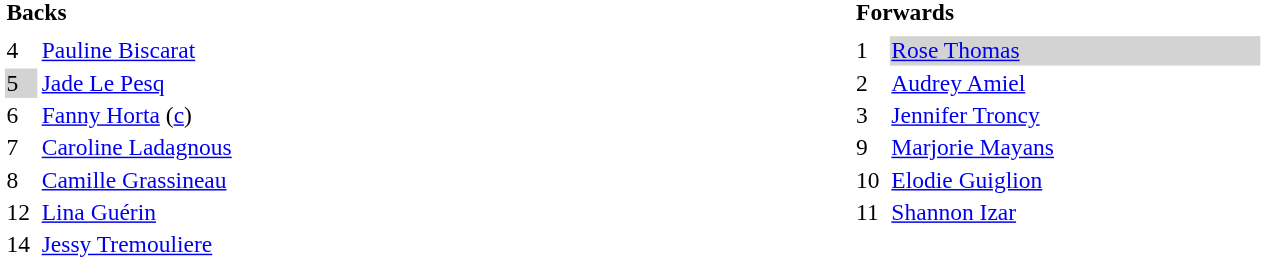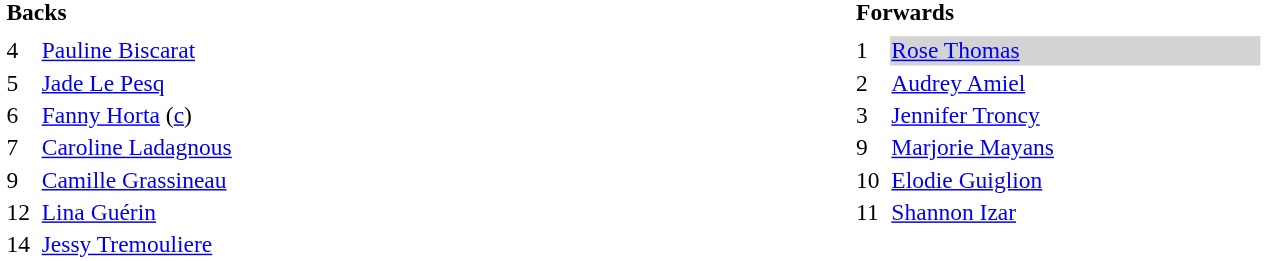(12, 82) lightgrey background -> (12, 82) no background
(12, 179) 8 -> (12, 179) 9
